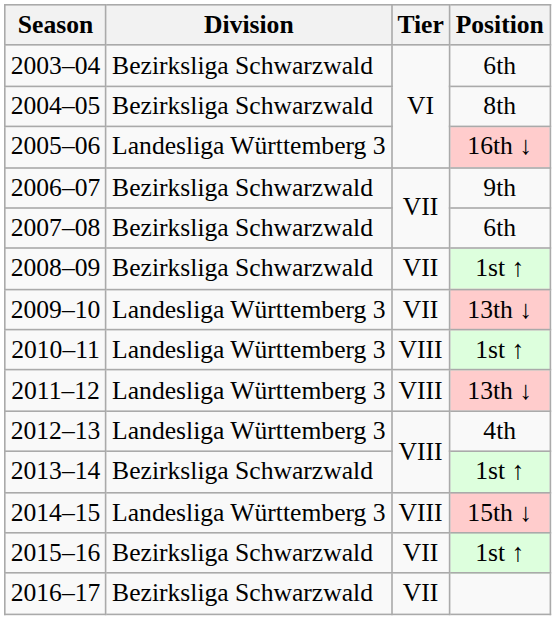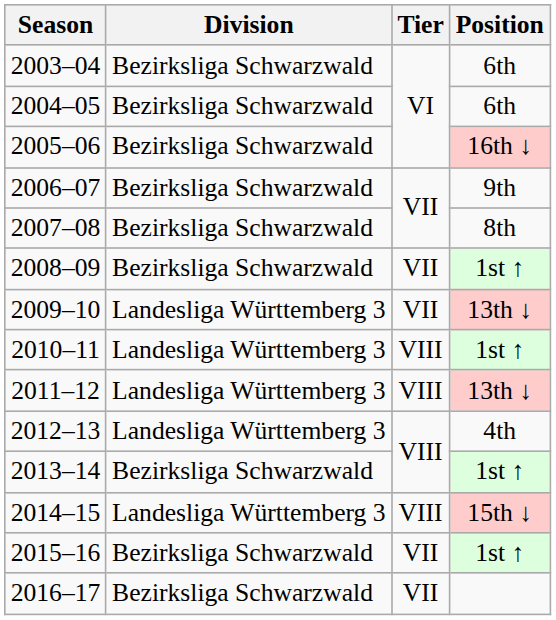(500, 106) 8th -> (500, 106) 6th
(249, 146) Landesliga Württemberg 3 -> (243, 146) Bezirksliga Schwarzwald
(500, 227) 6th -> (500, 227) 8th
